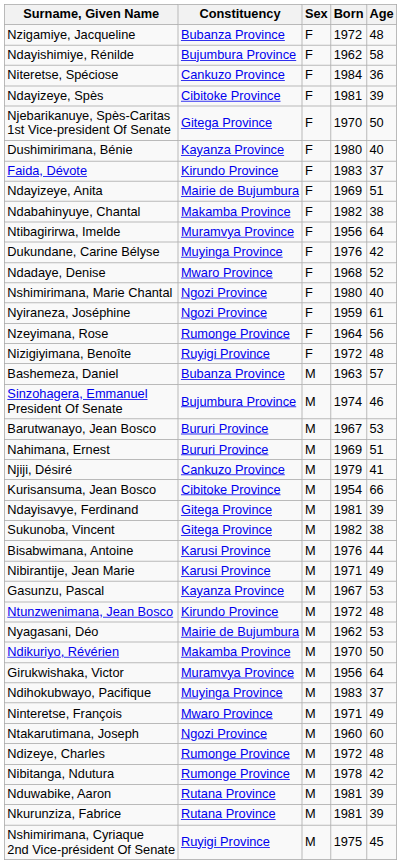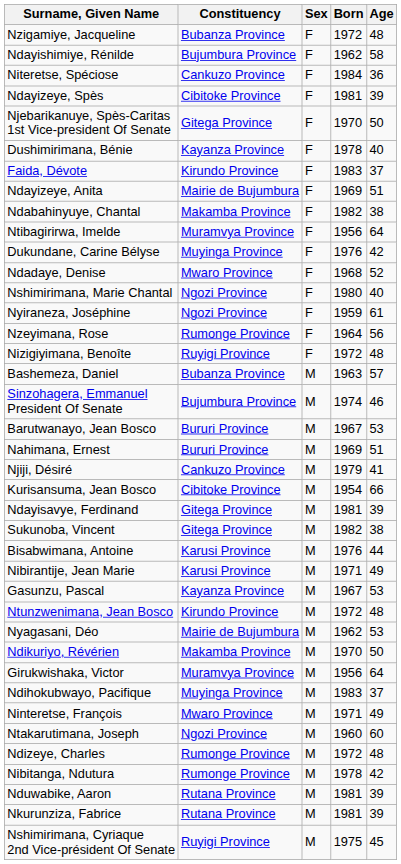(348, 150) 1980 -> (348, 150) 1978
